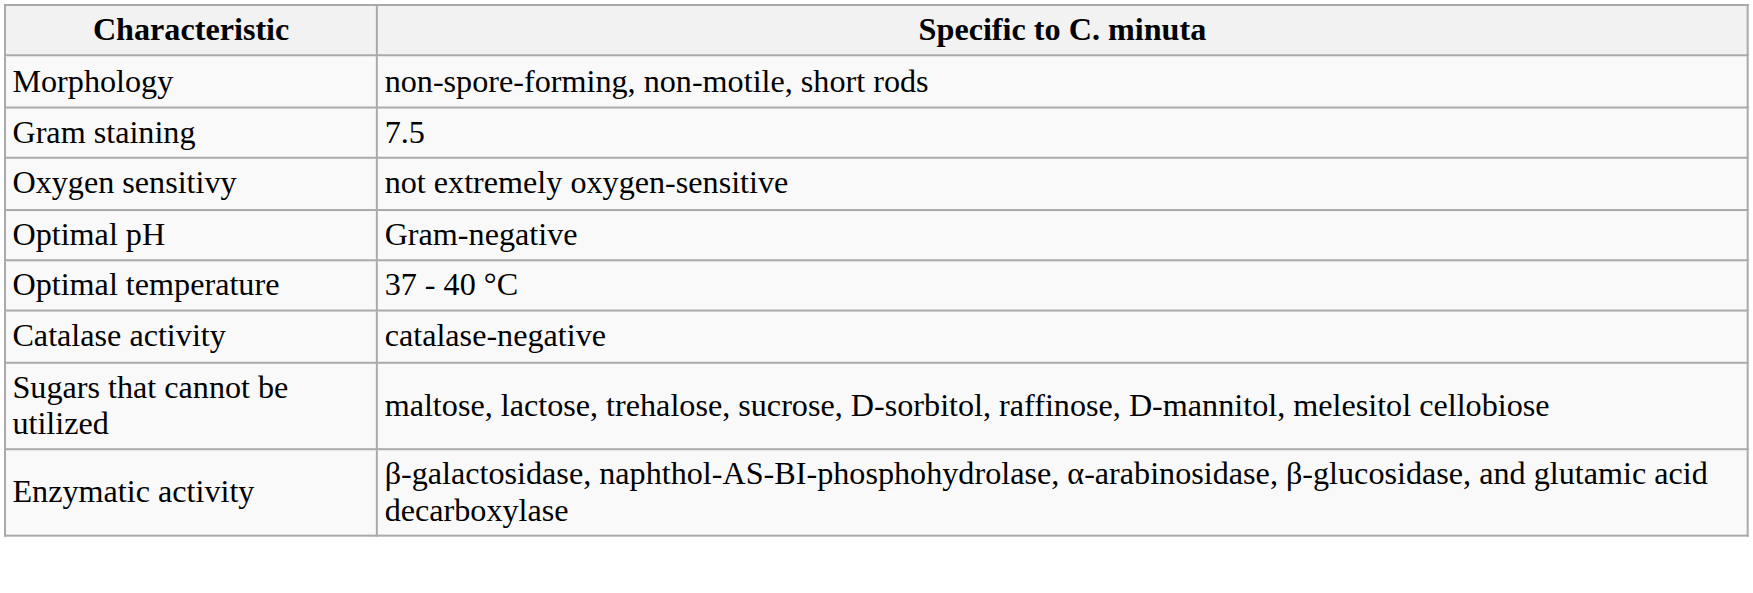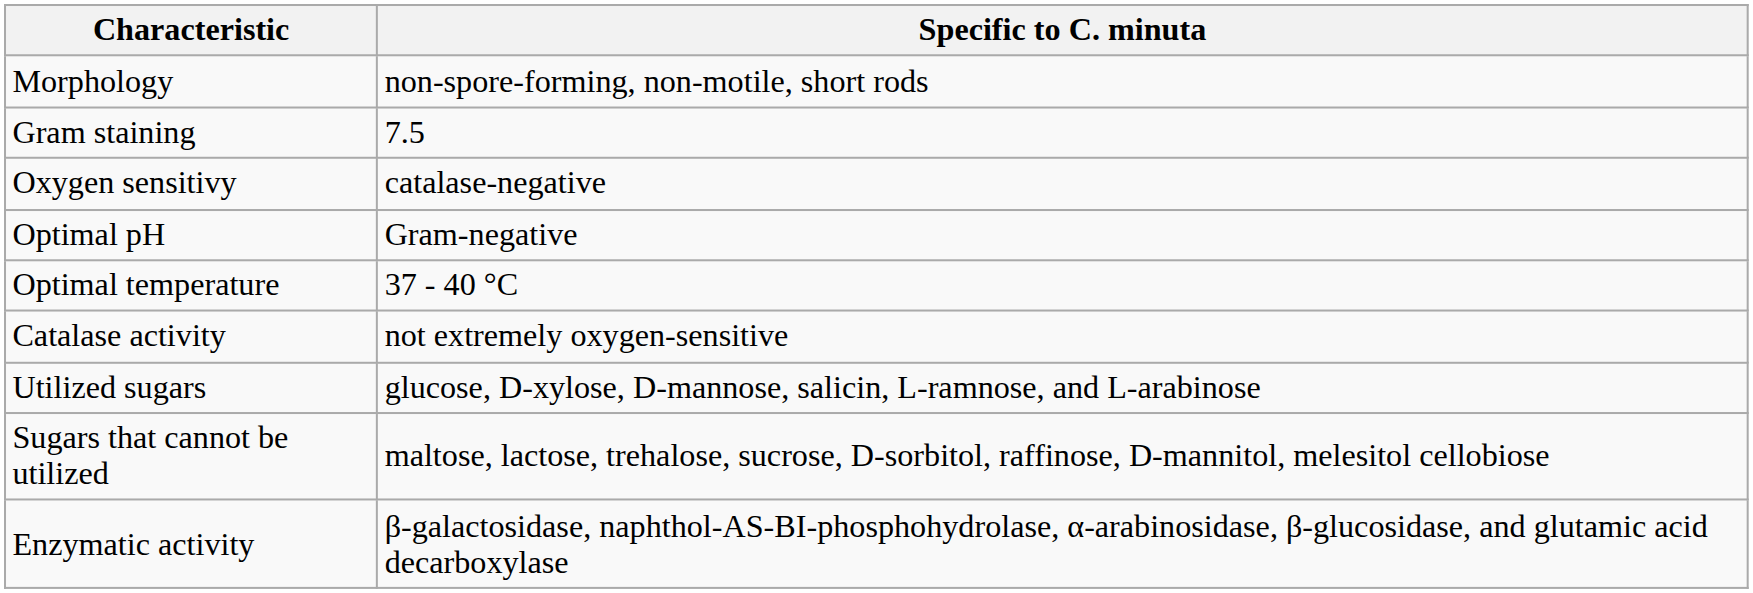(586, 183) not extremely oxygen-sensitive -> (495, 183) catalase-negative
(495, 336) catalase-negative -> (586, 336) not extremely oxygen-sensitive
+ row: (109, 387)
